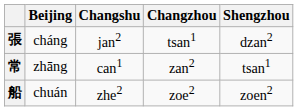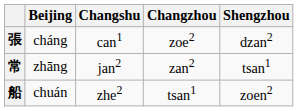(109, 40) jan2 -> (109, 40) can1
(182, 40) tsan1 -> (182, 40) zoe2
(109, 66) can1 -> (109, 66) jan2
(182, 93) zoe2 -> (182, 93) tsan1
